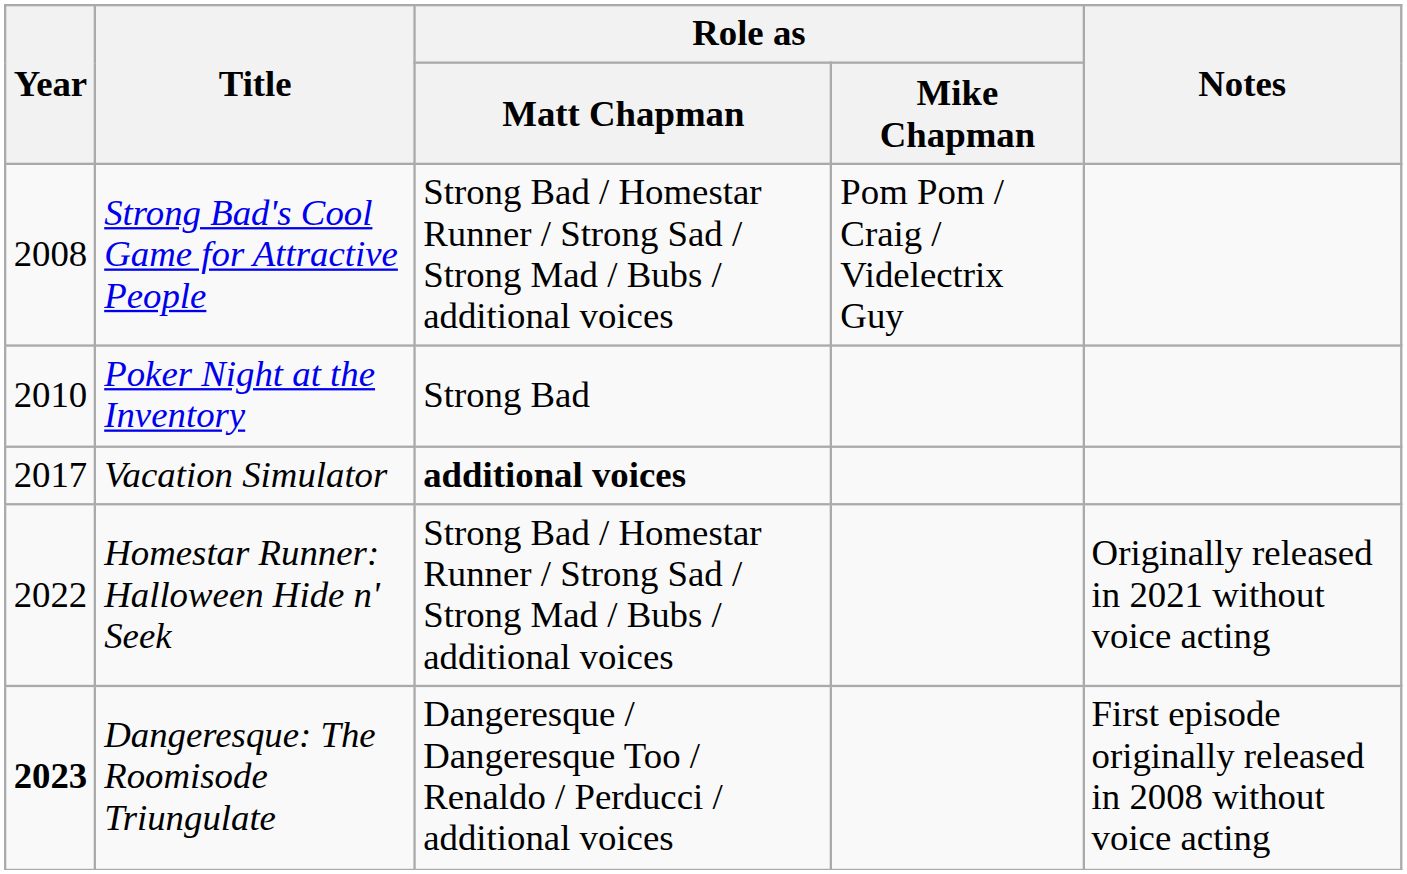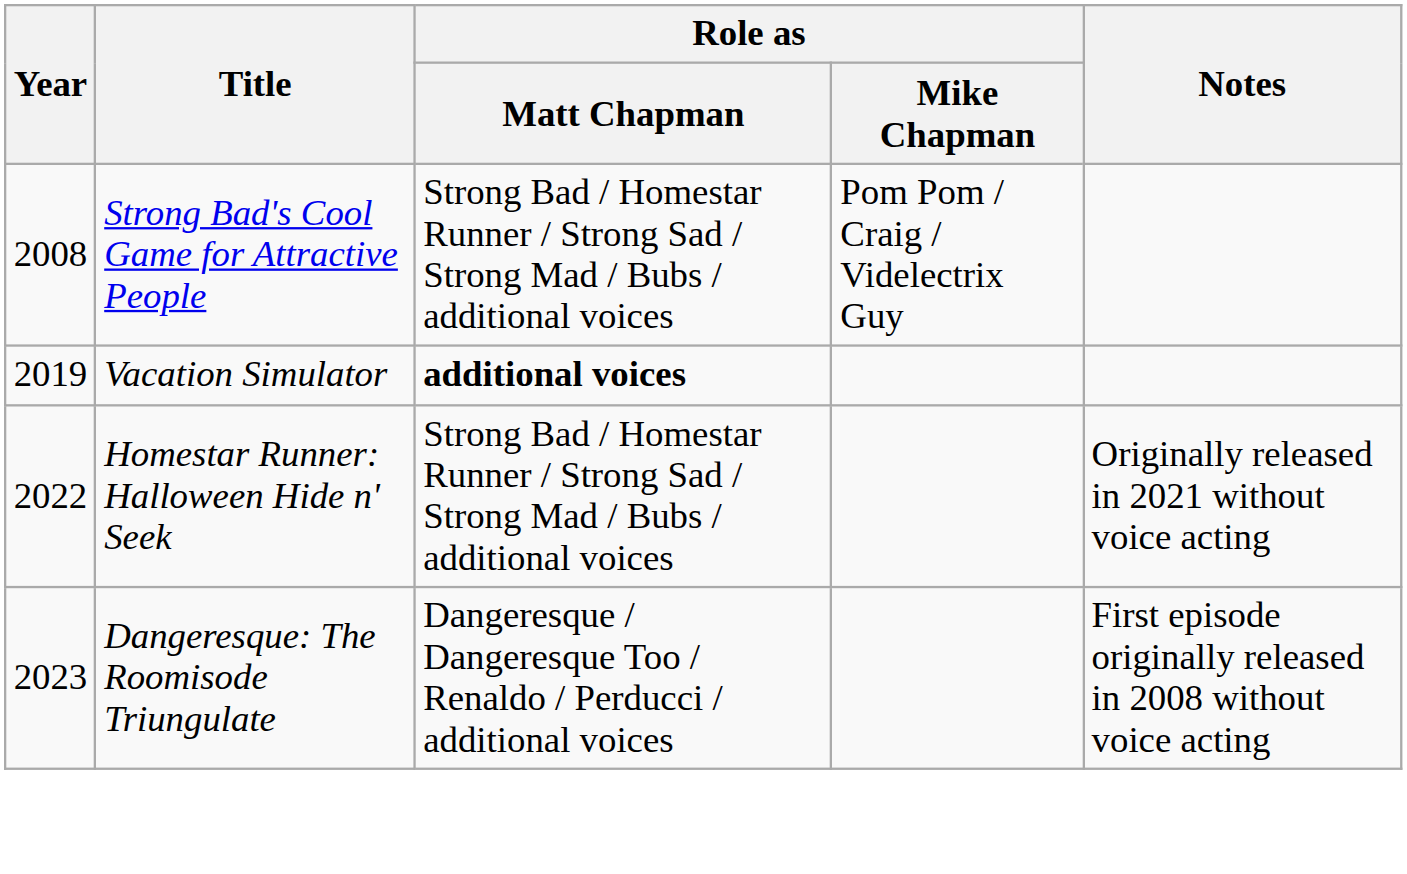- row: (240, 395)
(50, 474) 2017 -> (50, 374) 2019
(50, 777) bold -> (50, 677) normal
